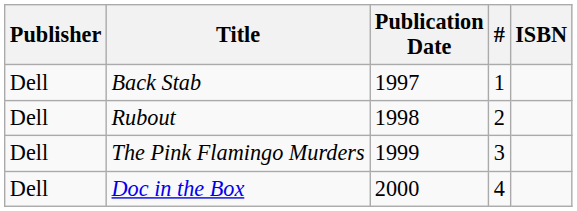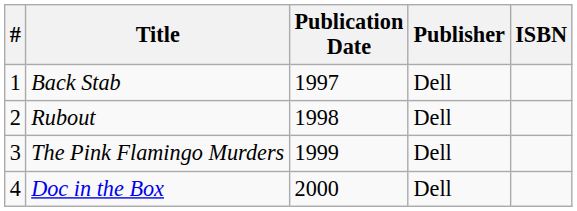columns swapped: (499, 34) <-> (56, 34)
